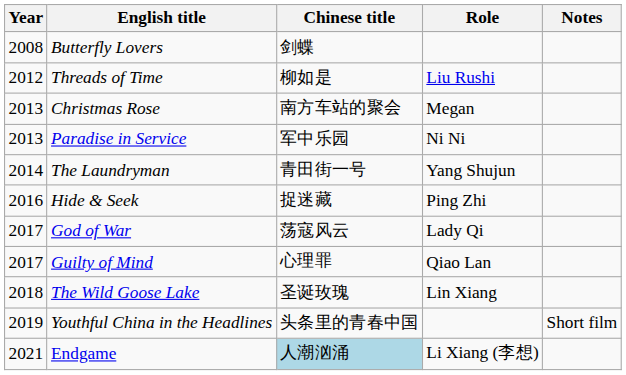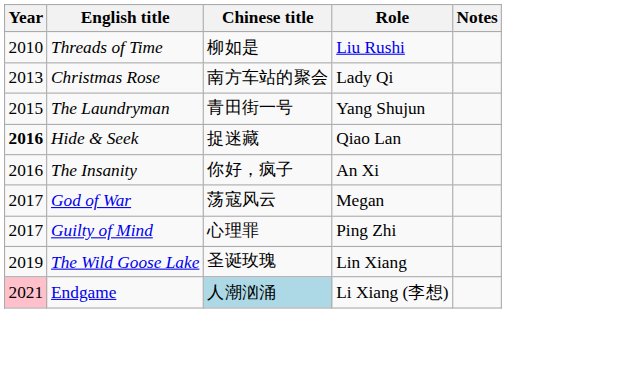- row: (107, 47)
(26, 77) 2012 -> (26, 47) 2010
(450, 108) Megan -> (365, 77) Lady Qi
- row: (119, 139)
(26, 169) 2014 -> (26, 108) 2015
(26, 200) normal -> (26, 139) bold
(456, 200) Ping Zhi -> (369, 139) Qiao Lan
+ row: (94, 169)
(455, 231) Lady Qi -> (360, 200) Megan
(459, 261) Qiao Lan -> (366, 231) Ping Zhi
(26, 292) 2018 -> (26, 261) 2019
- row: (162, 323)
(26, 353) no background -> (26, 292) pink background
